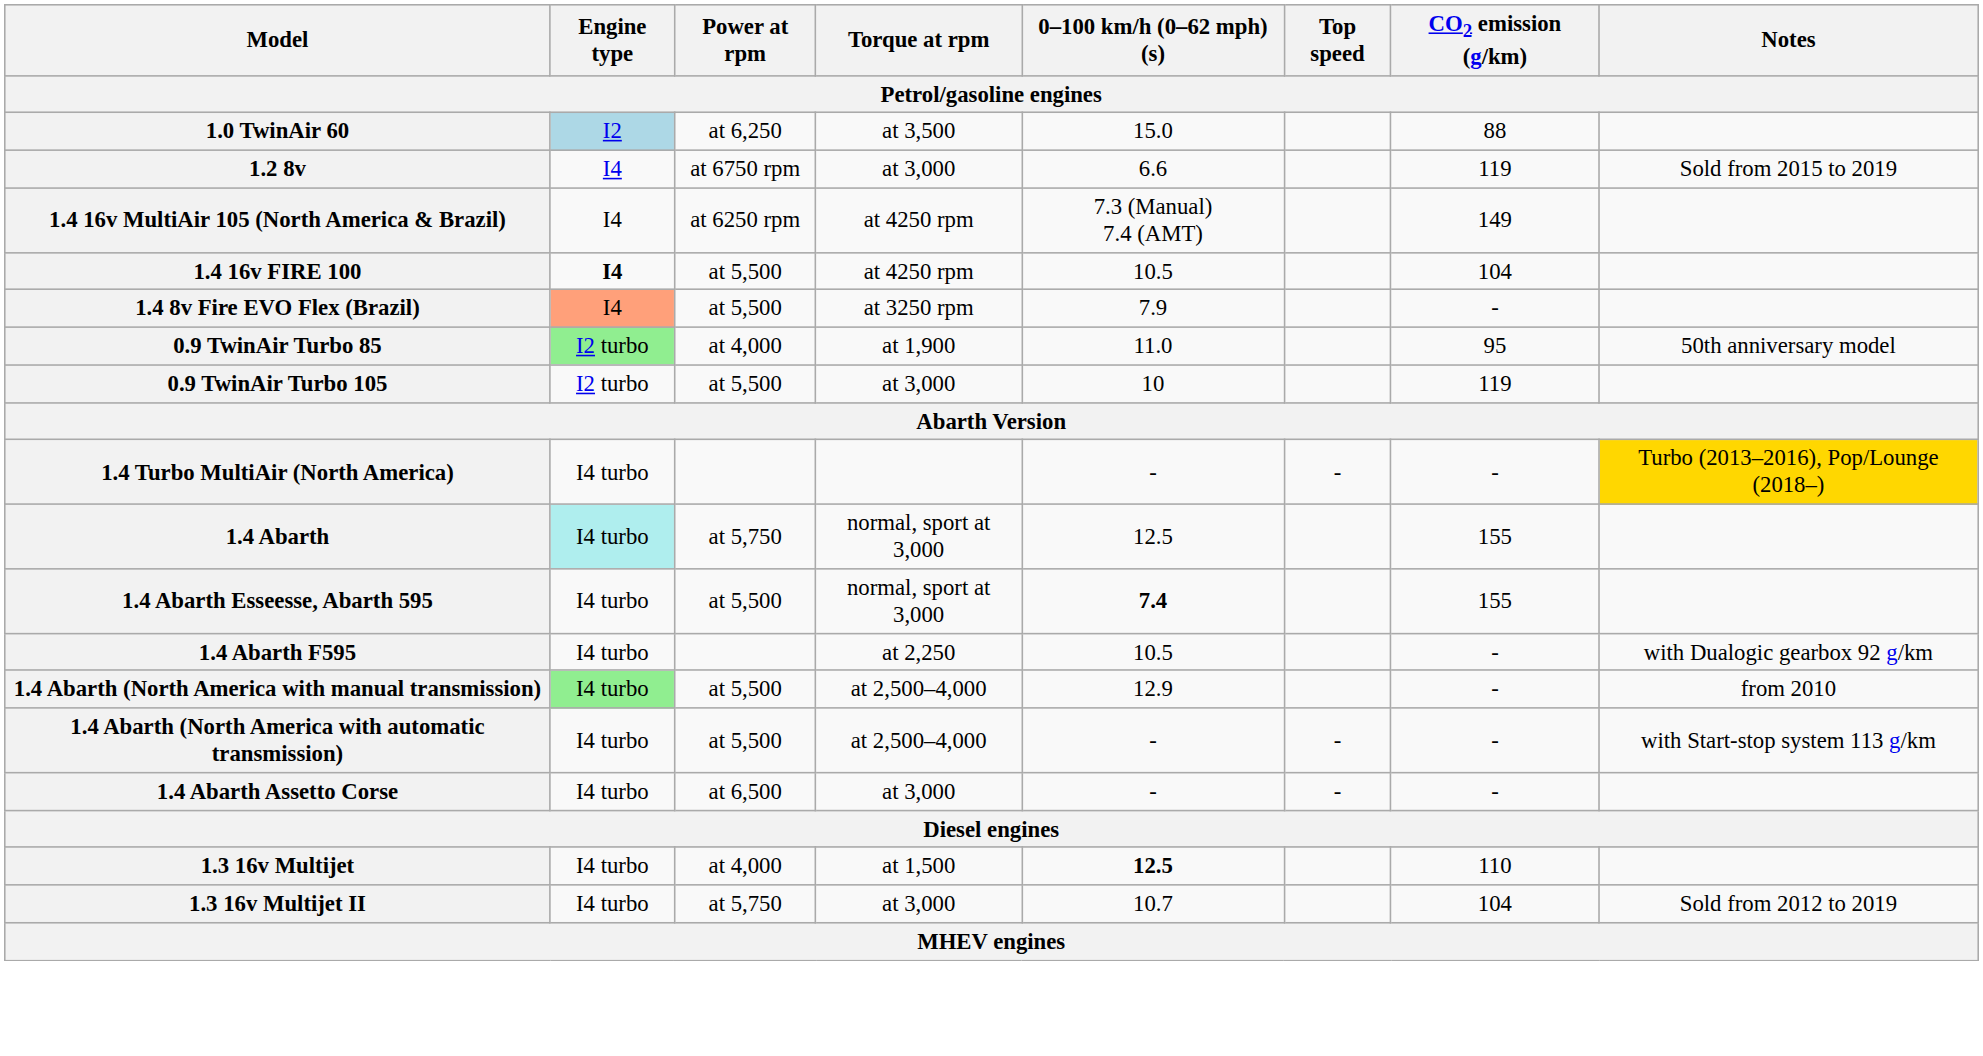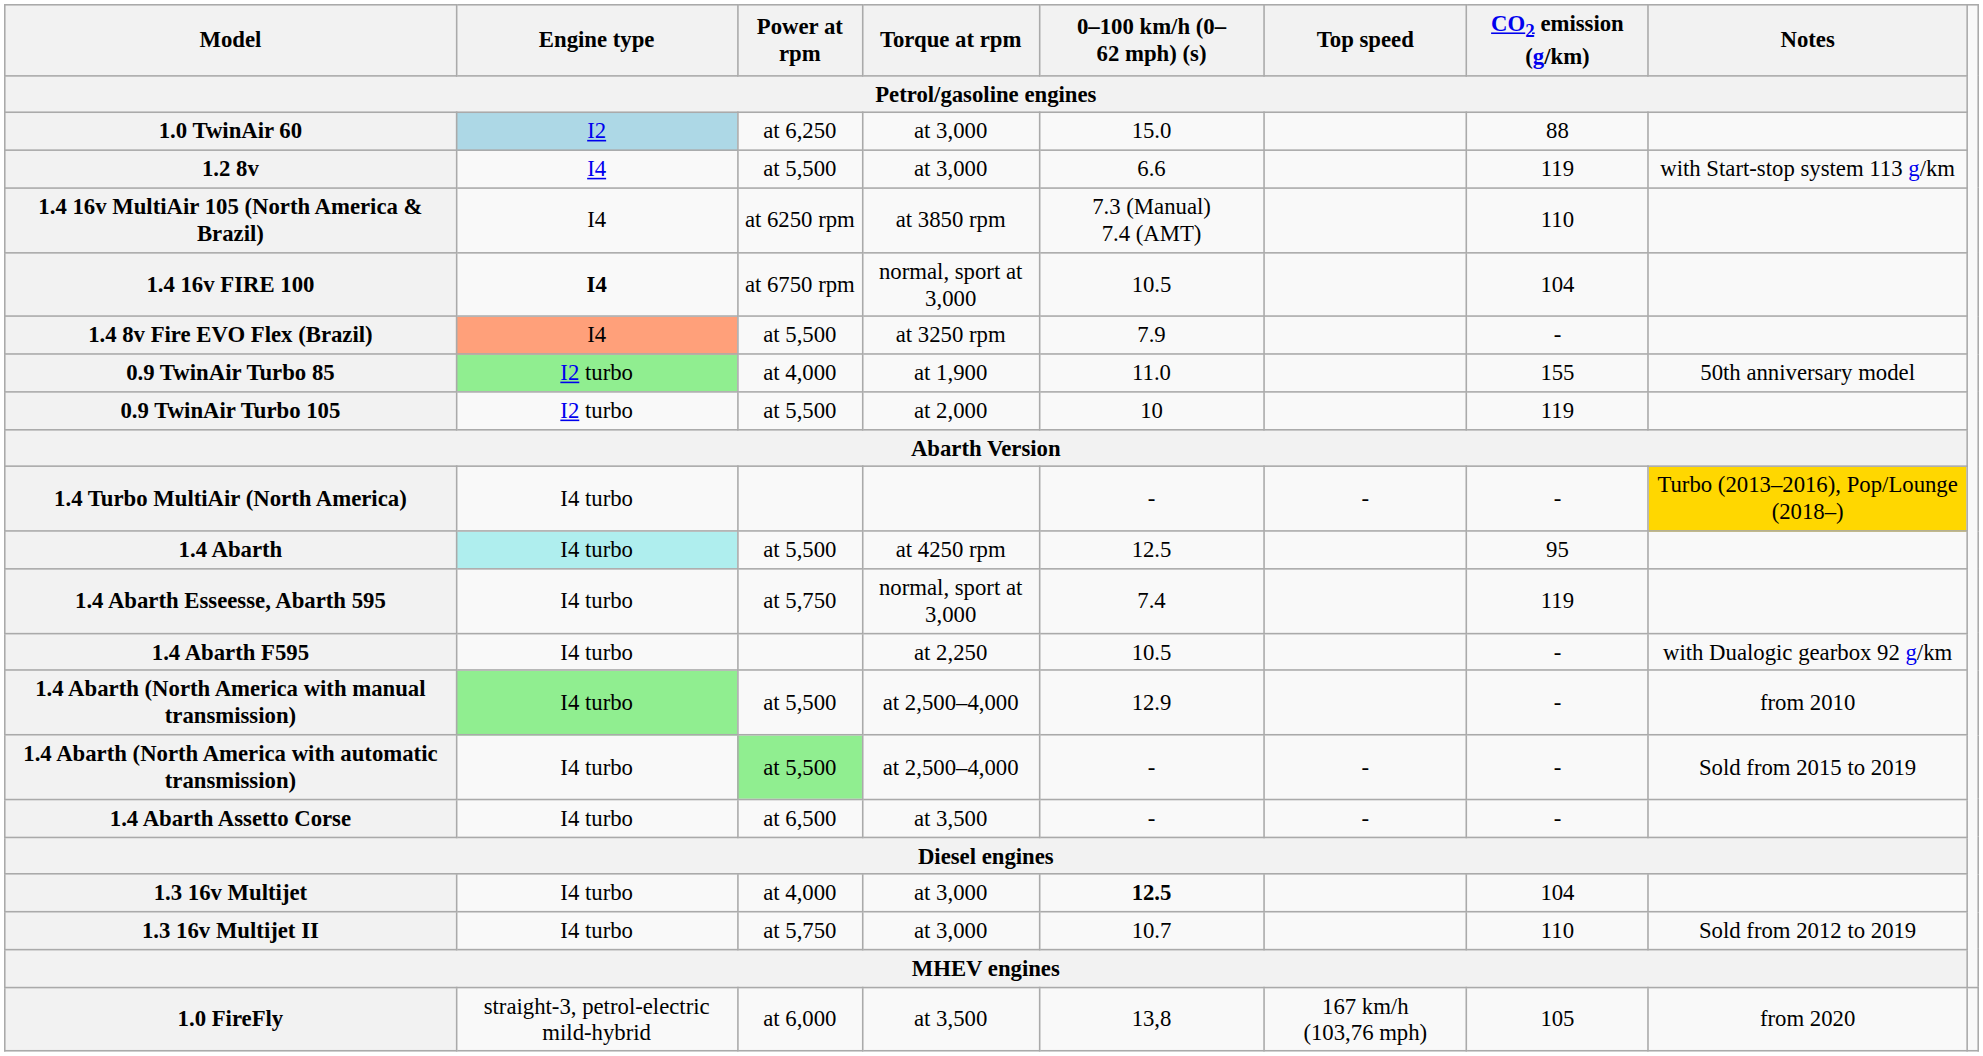(919, 131) at 3,500 -> (951, 131) at 3,000
(745, 169) at 6750 rpm -> (800, 169) at 5,500
(1788, 169) Sold from 2015 to 2019 -> (1808, 169) with Start-stop system 113 g/km
(919, 220) at 4250 rpm -> (951, 220) at 3850 rpm
(1495, 220) 149 -> (1557, 220) 110
(745, 271) at 5,500 -> (800, 284) at 6750 rpm
(919, 271) at 4250 rpm -> (951, 284) normal, sport at 3,000
(1495, 346) 95 -> (1557, 373) 155
(919, 383) at 3,000 -> (951, 410) at 2,000
(745, 536) at 5,750 -> (800, 549) at 5,500
(919, 536) normal, sport at 3,000 -> (951, 549) at 4250 rpm
(1495, 536) 155 -> (1557, 549) 95
(745, 600) at 5,500 -> (800, 600) at 5,750
(1153, 600) bold -> (1152, 600) normal
(1495, 600) 155 -> (1557, 600) 119
(745, 740) no background -> (800, 767) lightgreen background
(1788, 740) with Start-stop system 113 g/km -> (1808, 767) Sold from 2015 to 2019
(919, 791) at 3,000 -> (951, 818) at 3,500
(919, 866) at 1,500 -> (951, 893) at 3,000
(1495, 866) 110 -> (1557, 893) 104
(1495, 903) 104 -> (1557, 930) 110
+ row: (230, 1019)
